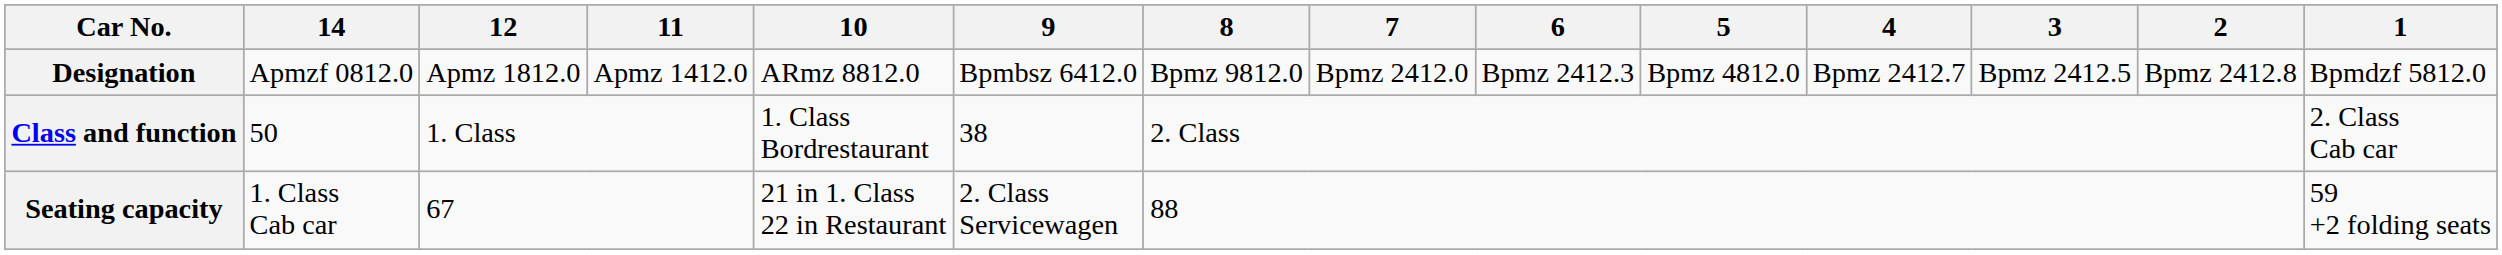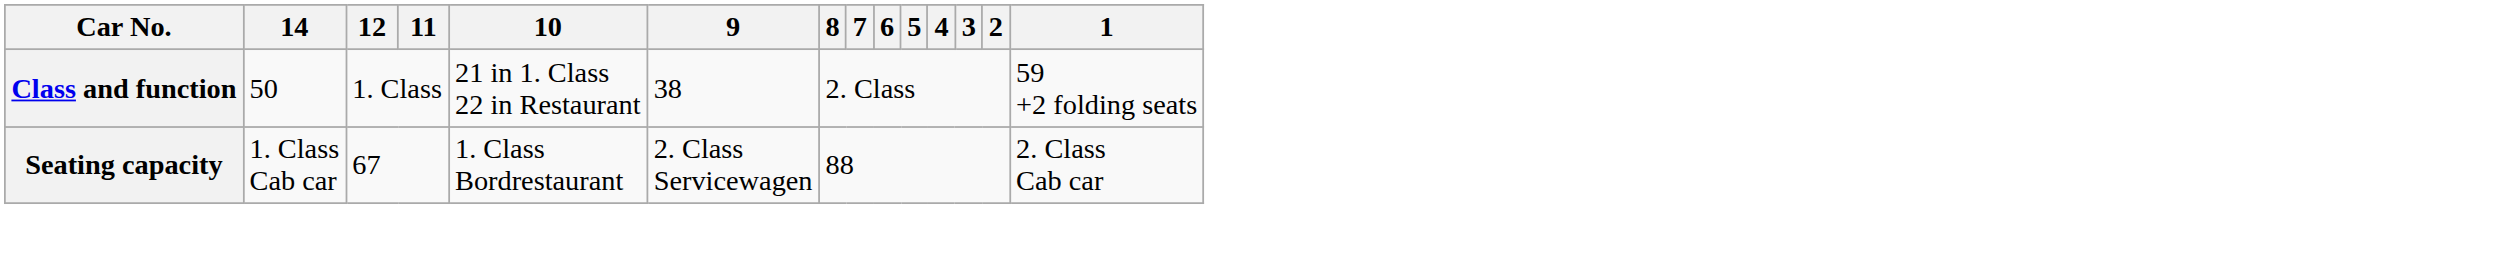- row: (124, 71)
(845, 132) 1. Class Bordrestaurant -> (548, 87) 21 in 1. Class 22 in Restaurant
(2355, 132) 2. Class Cab car -> (1107, 87) 59 +2 folding seats
(853, 209) 21 in 1. Class 22 in Restaurant -> (539, 164) 1. Class Bordrestaurant
(2400, 209) 59 +2 folding seats -> (1061, 164) 2. Class Cab car
